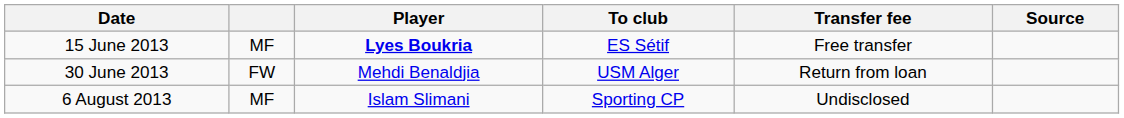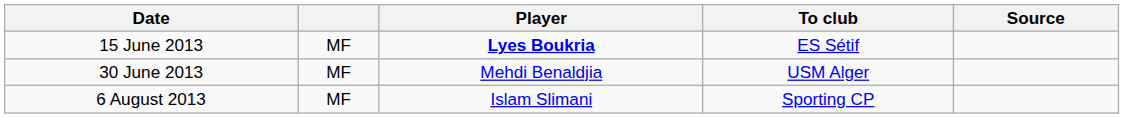- column: (863, 18)
(262, 72) FW -> (339, 72) MF
